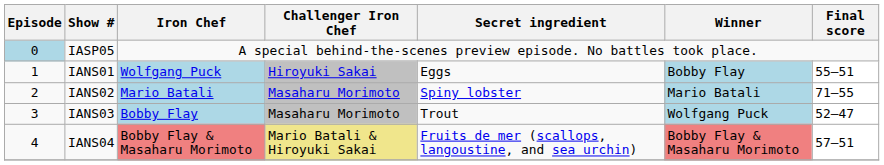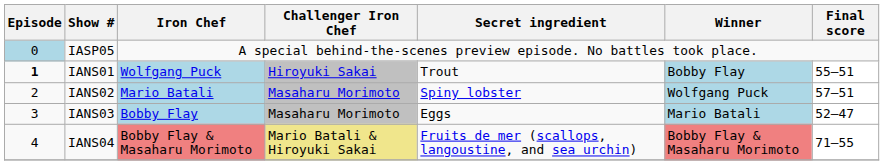(35, 72) normal -> (35, 72) bold
(436, 72) Eggs -> (440, 72) Trout
(714, 93) Mario Batali -> (718, 93) Wolfgang Puck
(835, 93) 71–55 -> (835, 93) 57–51
(440, 114) Trout -> (436, 114) Eggs
(718, 114) Wolfgang Puck -> (714, 114) Mario Batali
(835, 142) 57–51 -> (835, 142) 71–55
